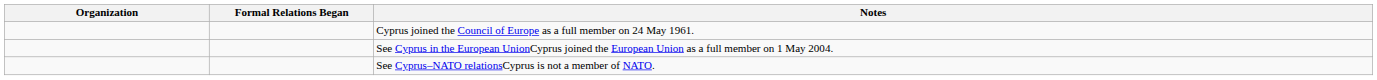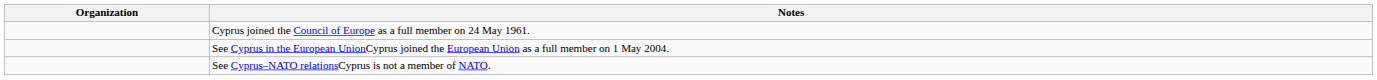- column: (292, 13)
